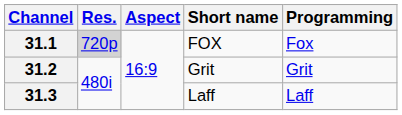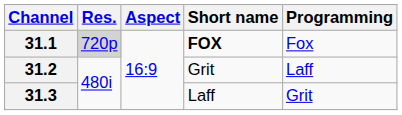(205, 43) normal -> (205, 43) bold
(299, 69) Grit -> (300, 69) Laff
(300, 95) Laff -> (299, 95) Grit
